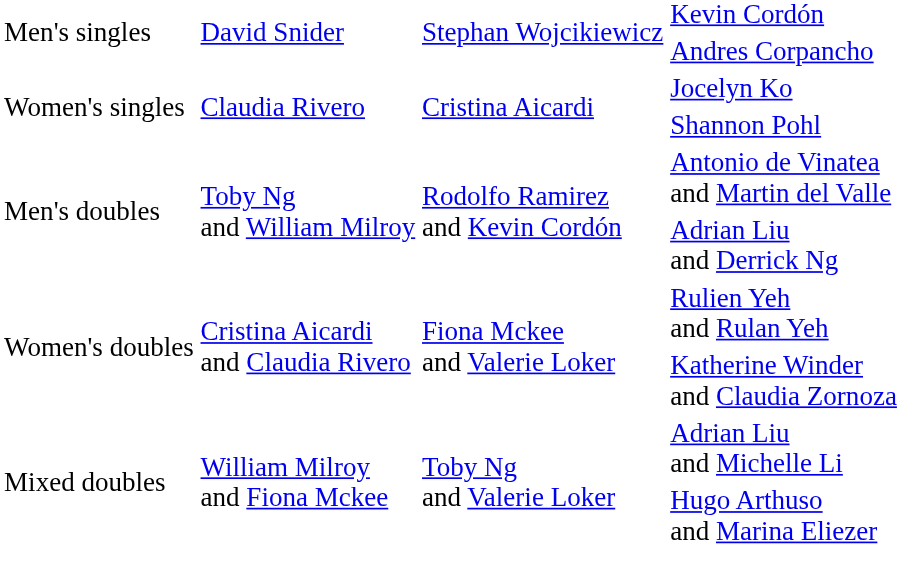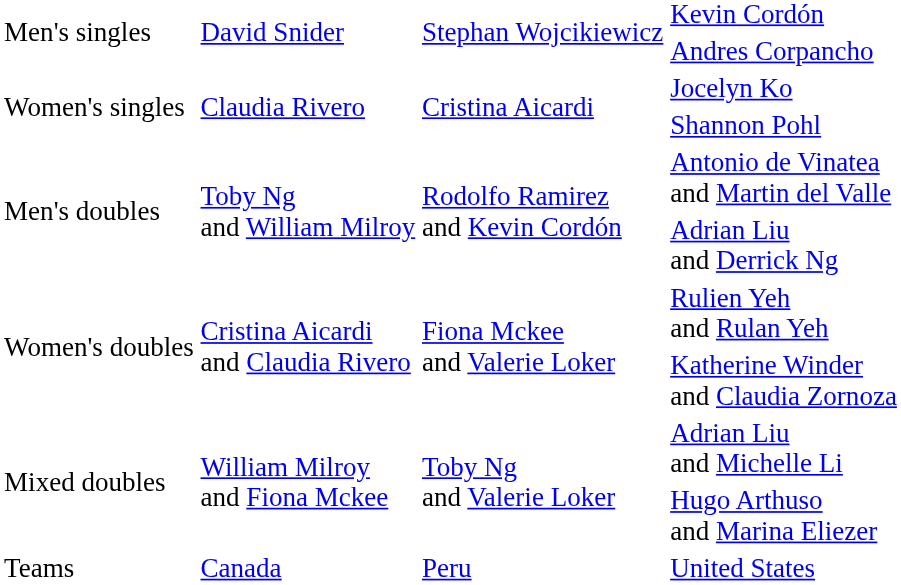+ row: (743, 568)
